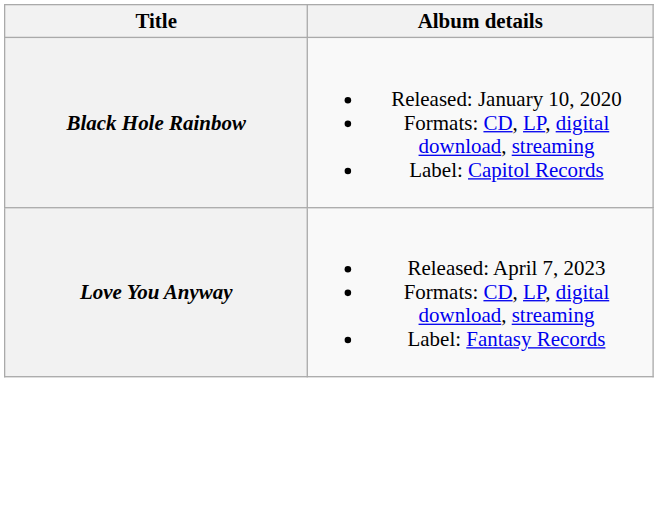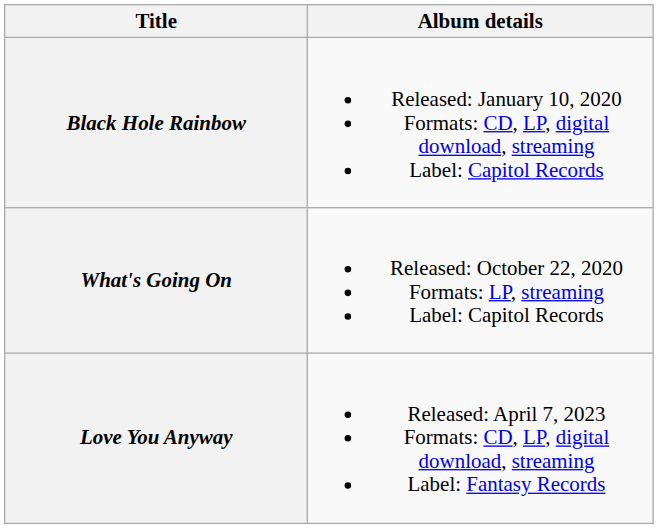+ row: (156, 280)
